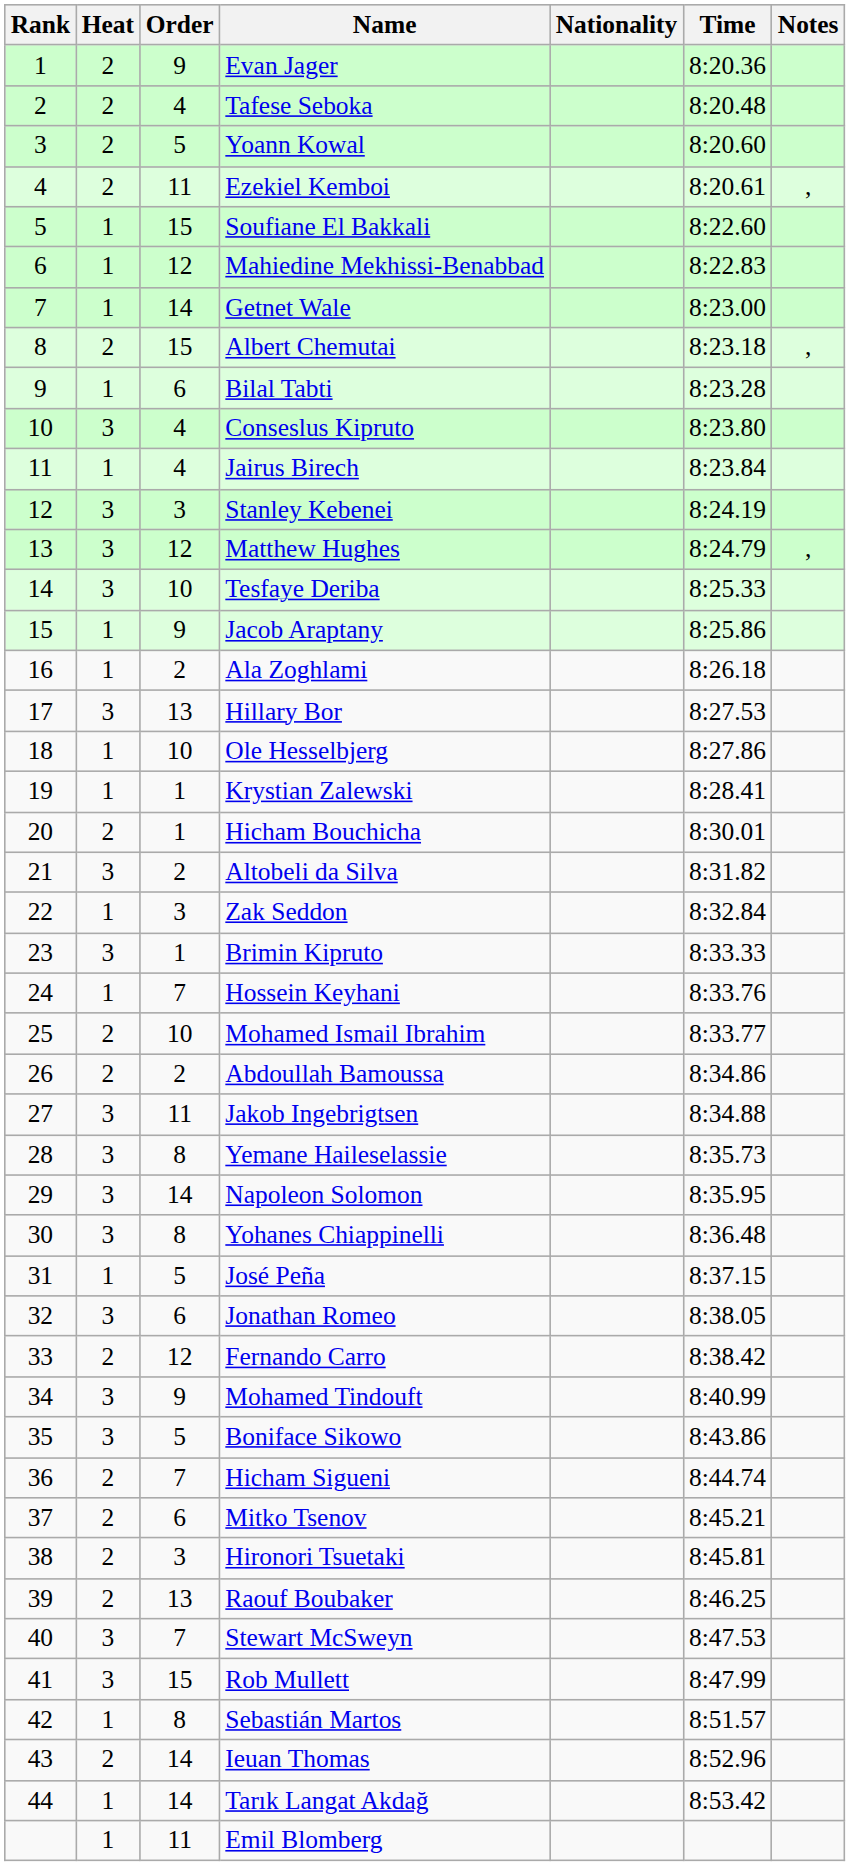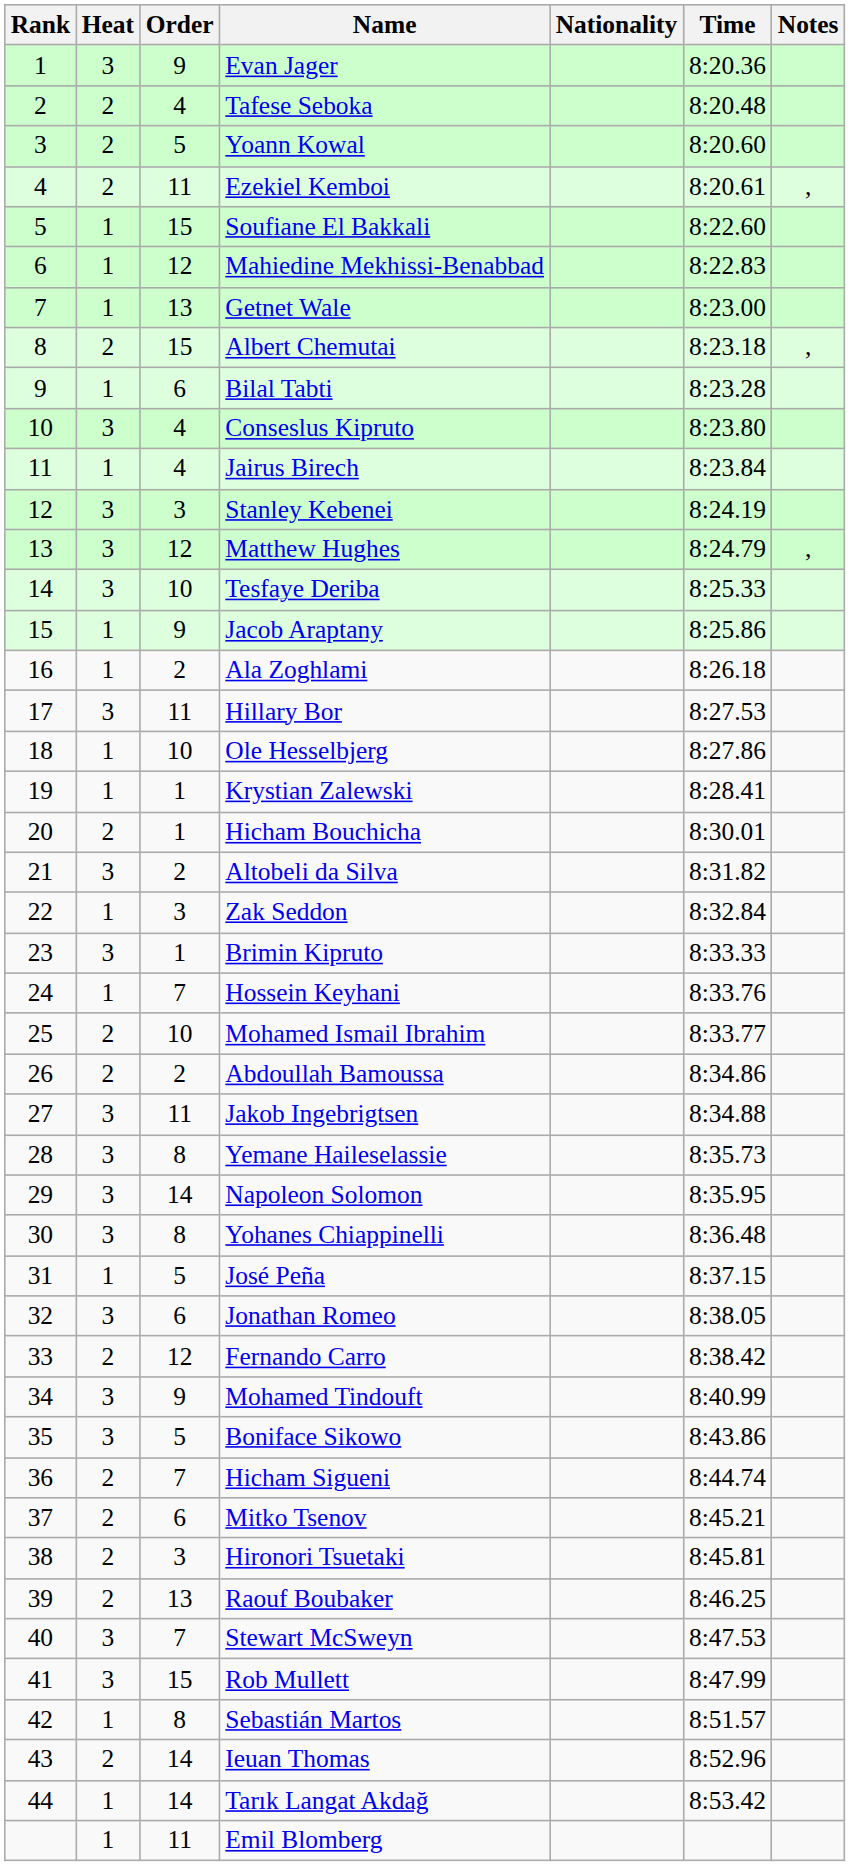(108, 65) 2 -> (108, 65) 3
(180, 307) 14 -> (180, 307) 13
(180, 710) 13 -> (180, 710) 11
